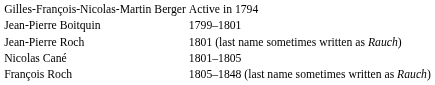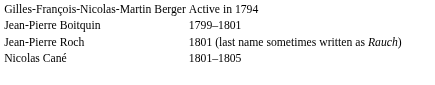- row: (38, 74)
